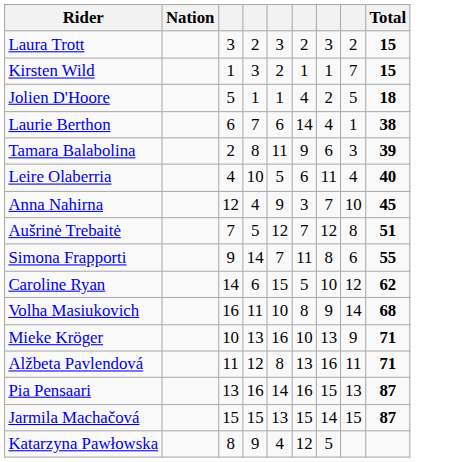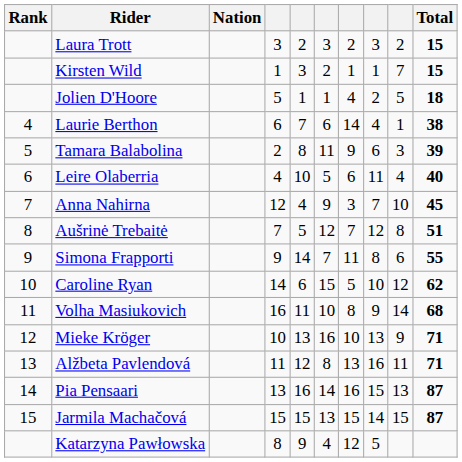+ column: (28, 17)
